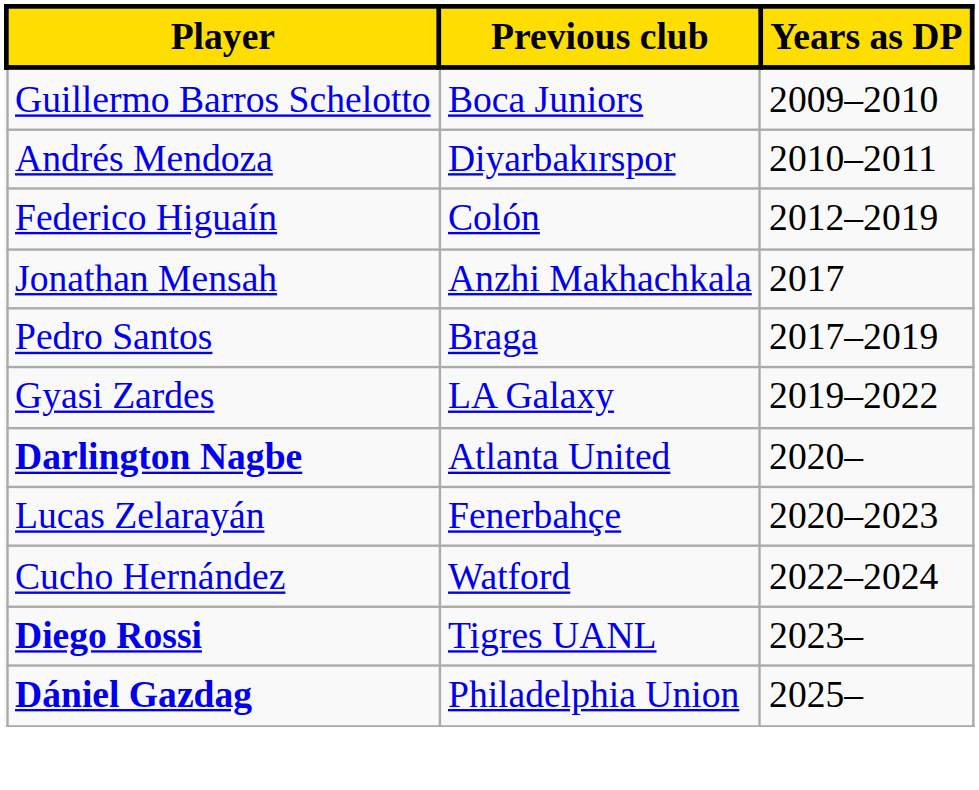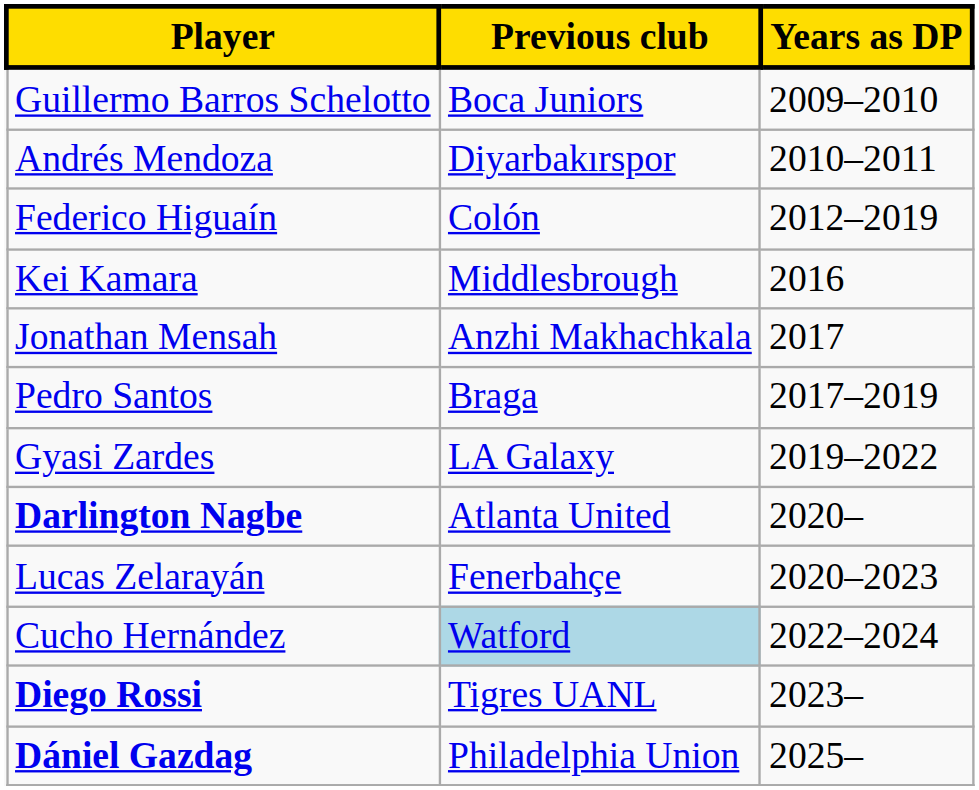+ row: (106, 277)
(509, 575) no background -> (509, 635) lightblue background
